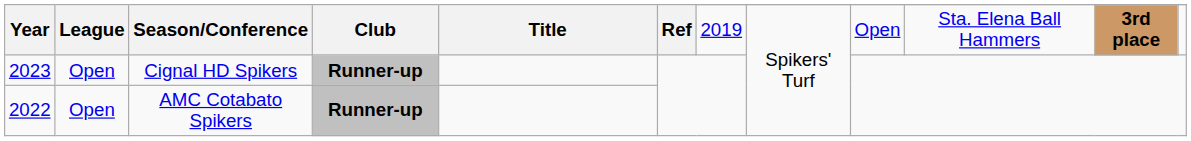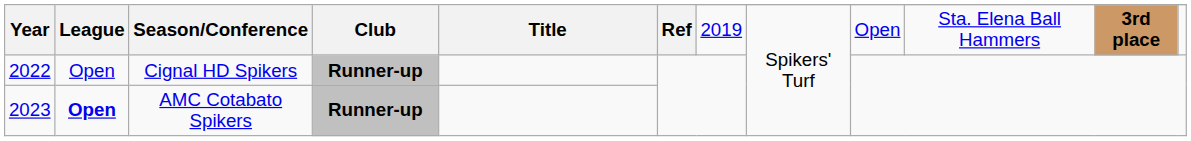(30, 70) 2023 -> (30, 70) 2022
(30, 110) 2022 -> (30, 110) 2023
(92, 110) normal -> (92, 110) bold
